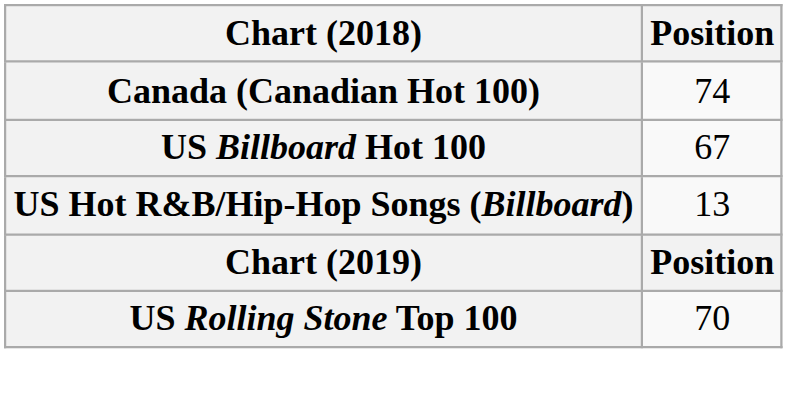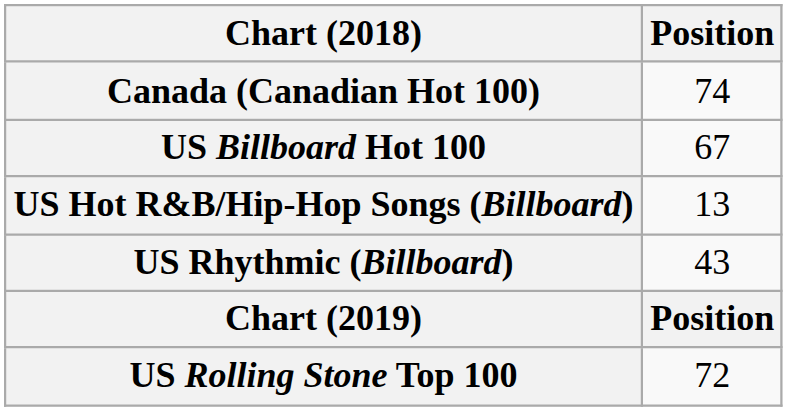+ row: (323, 261)
(712, 318) 70 -> (712, 375) 72
